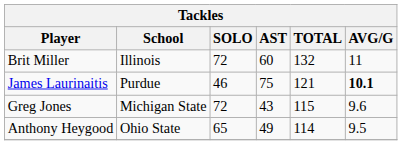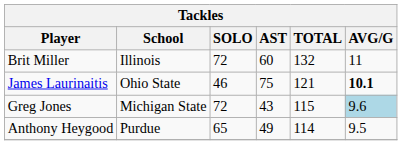(140, 83) Purdue -> (150, 83) Ohio State
(357, 106) no background -> (357, 106) lightblue background
(150, 128) Ohio State -> (140, 128) Purdue
